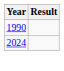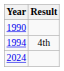+ row: (16, 43)
